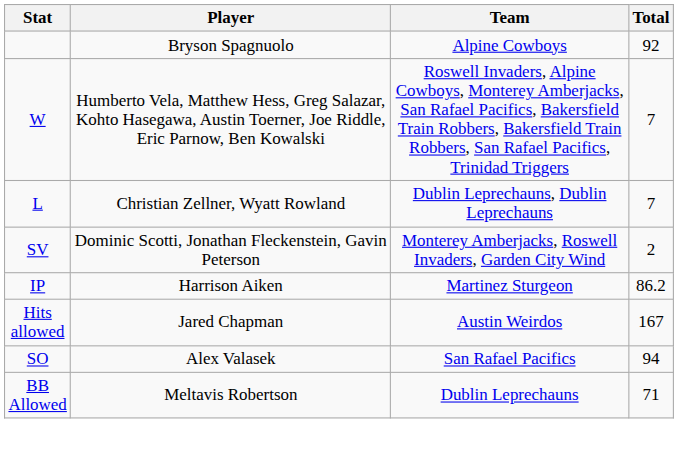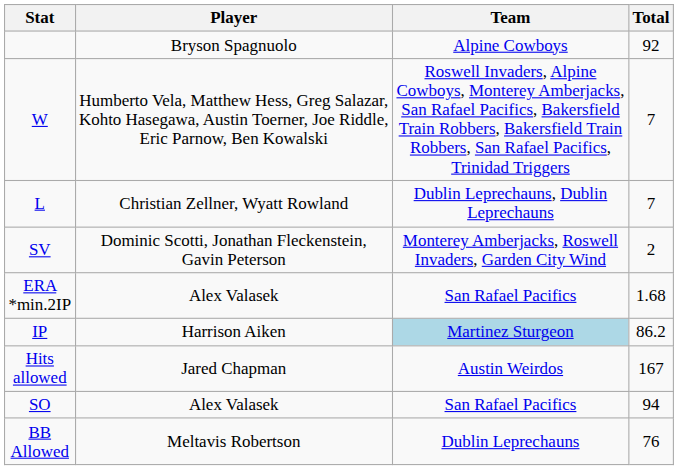+ row: (40, 295)
(510, 285) no background -> (510, 331) lightblue background
(651, 395) 71 -> (651, 441) 76
